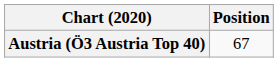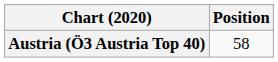(241, 43) 67 -> (241, 43) 58
